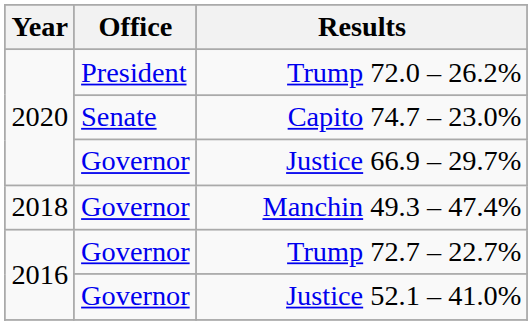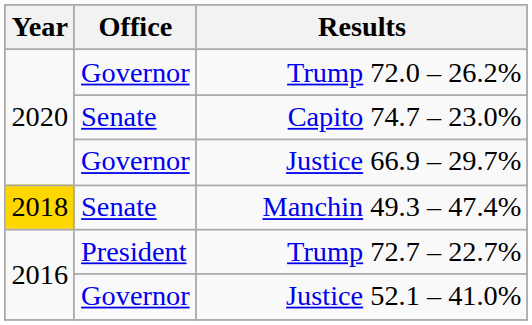(134, 71) President -> (135, 71) Governor
(40, 206) no background -> (40, 206) gold background
(135, 206) Governor -> (119, 206) Senate
(135, 251) Governor -> (134, 251) President
